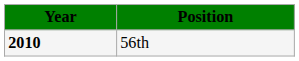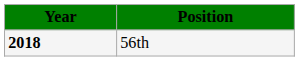(24, 42) 2010 -> (24, 42) 2018
